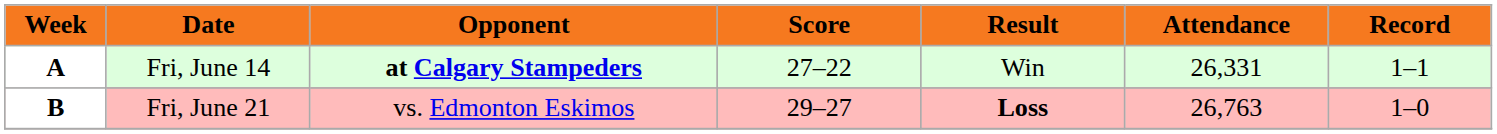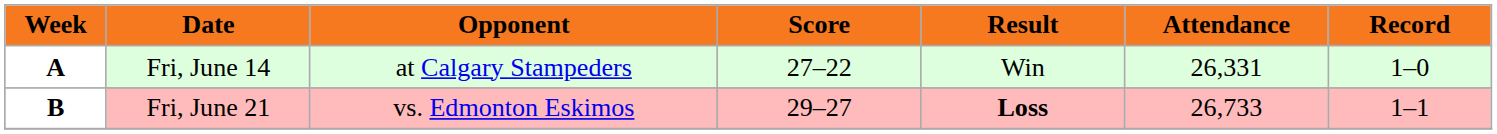(514, 66) bold -> (514, 66) normal
(1410, 66) 1–1 -> (1410, 66) 1–0
(1226, 107) 26,763 -> (1226, 107) 26,733
(1410, 107) 1–0 -> (1410, 107) 1–1
